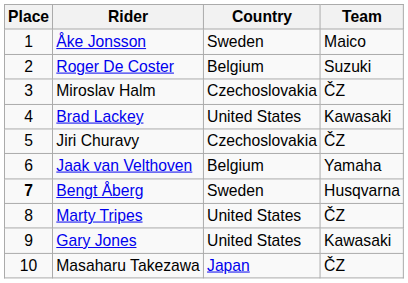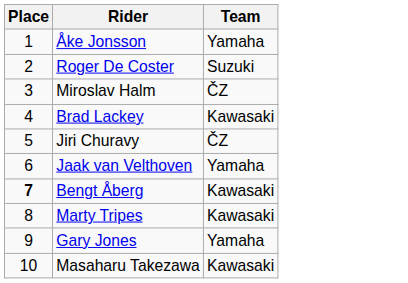- column: (262, 16)
(345, 41) Maico -> (236, 41) Yamaha
(362, 191) Husqvarna -> (241, 191) Kawasaki
(335, 215) ČZ -> (241, 215) Kawasaki
(358, 240) Kawasaki -> (236, 240) Yamaha
(335, 265) ČZ -> (241, 265) Kawasaki
